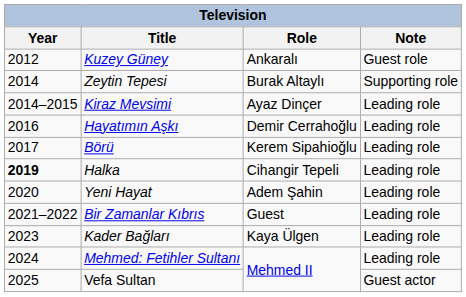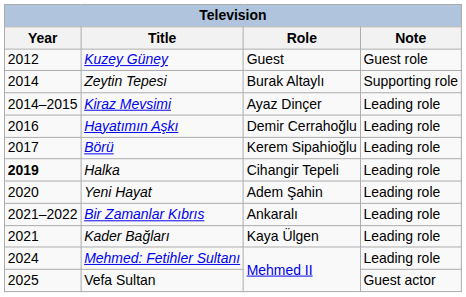(272, 60) Ankaralı -> (265, 60) Guest
(265, 215) Guest -> (272, 215) Ankaralı
(23, 237) 2023 -> (23, 237) 2021
